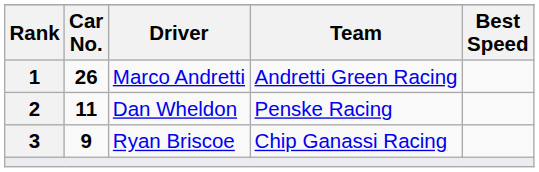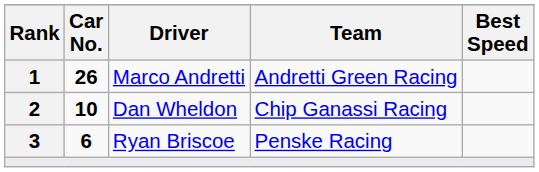(86, 109) 11 -> (86, 109) 10
(324, 109) Penske Racing -> (351, 109) Chip Ganassi Racing
(86, 142) 9 -> (86, 142) 6
(351, 142) Chip Ganassi Racing -> (324, 142) Penske Racing
